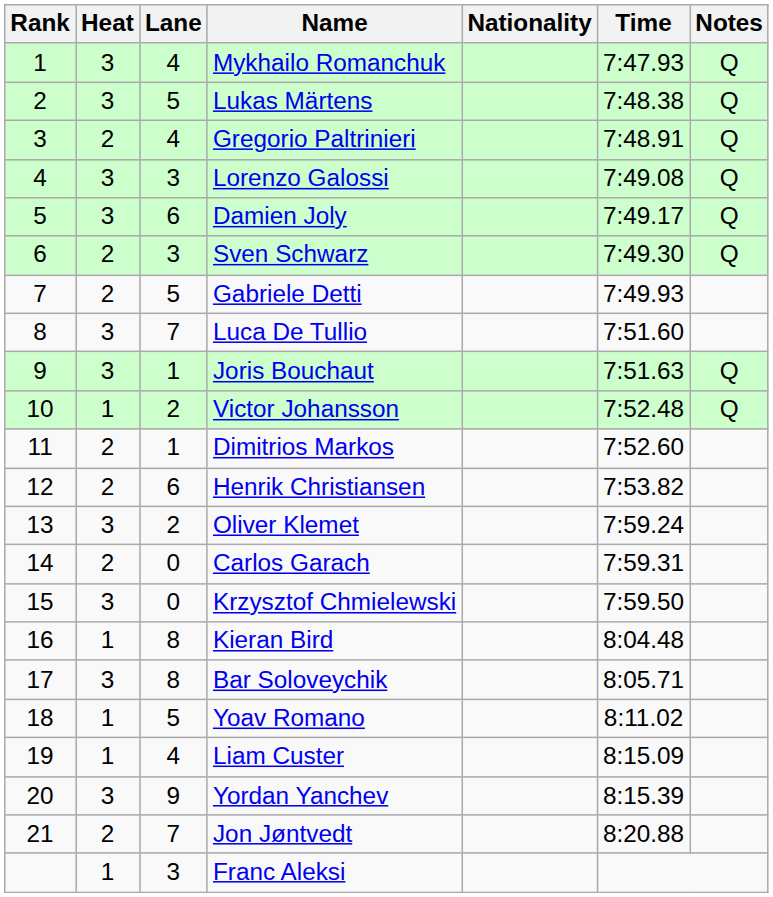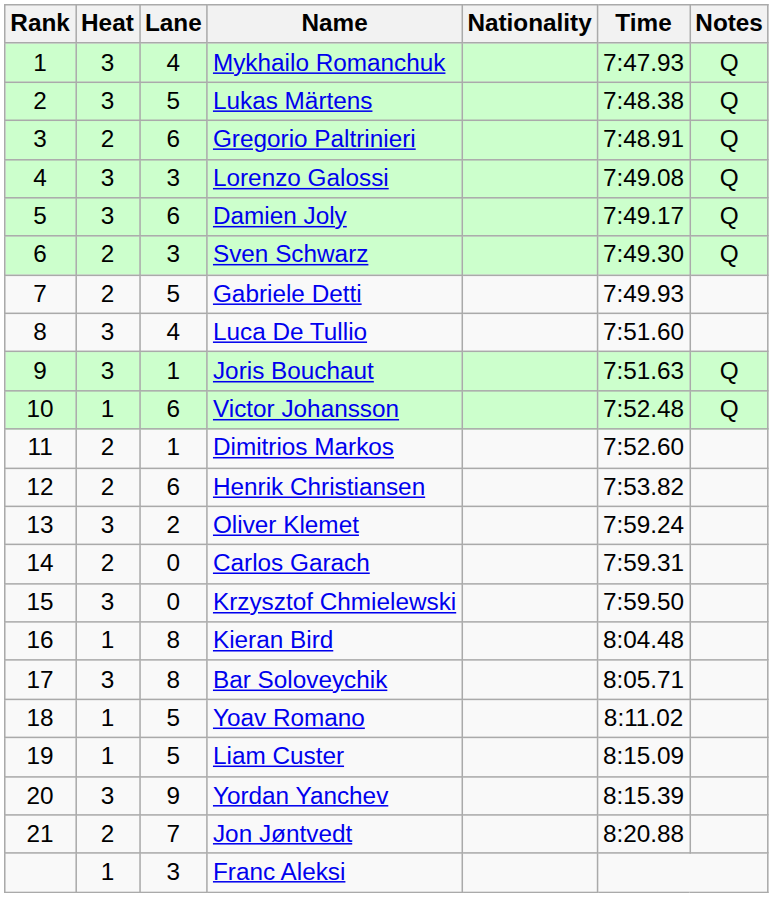(173, 139) 4 -> (173, 139) 6
(173, 332) 7 -> (173, 332) 4
(173, 409) 2 -> (173, 409) 6
(173, 756) 4 -> (173, 756) 5
